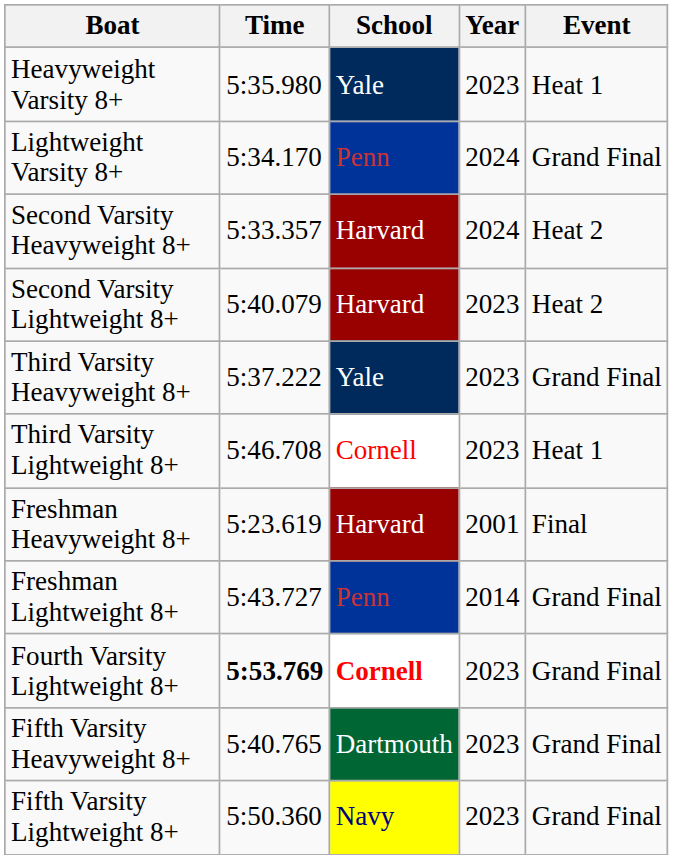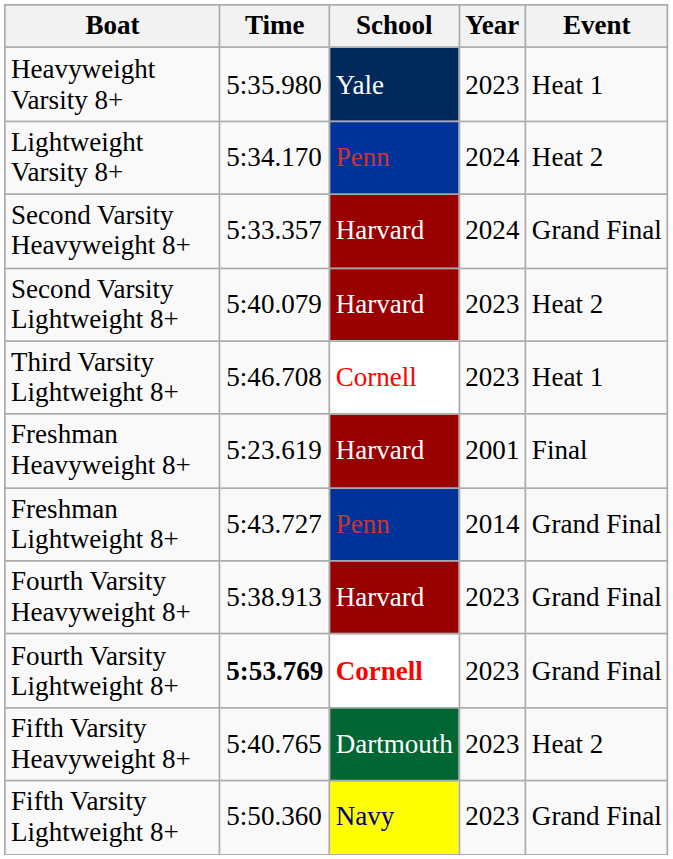(597, 157) Grand Final -> (568, 157) Heat 2
(568, 230) Heat 2 -> (597, 230) Grand Final
- row: (101, 377)
+ row: (101, 597)
(597, 743) Grand Final -> (568, 743) Heat 2
